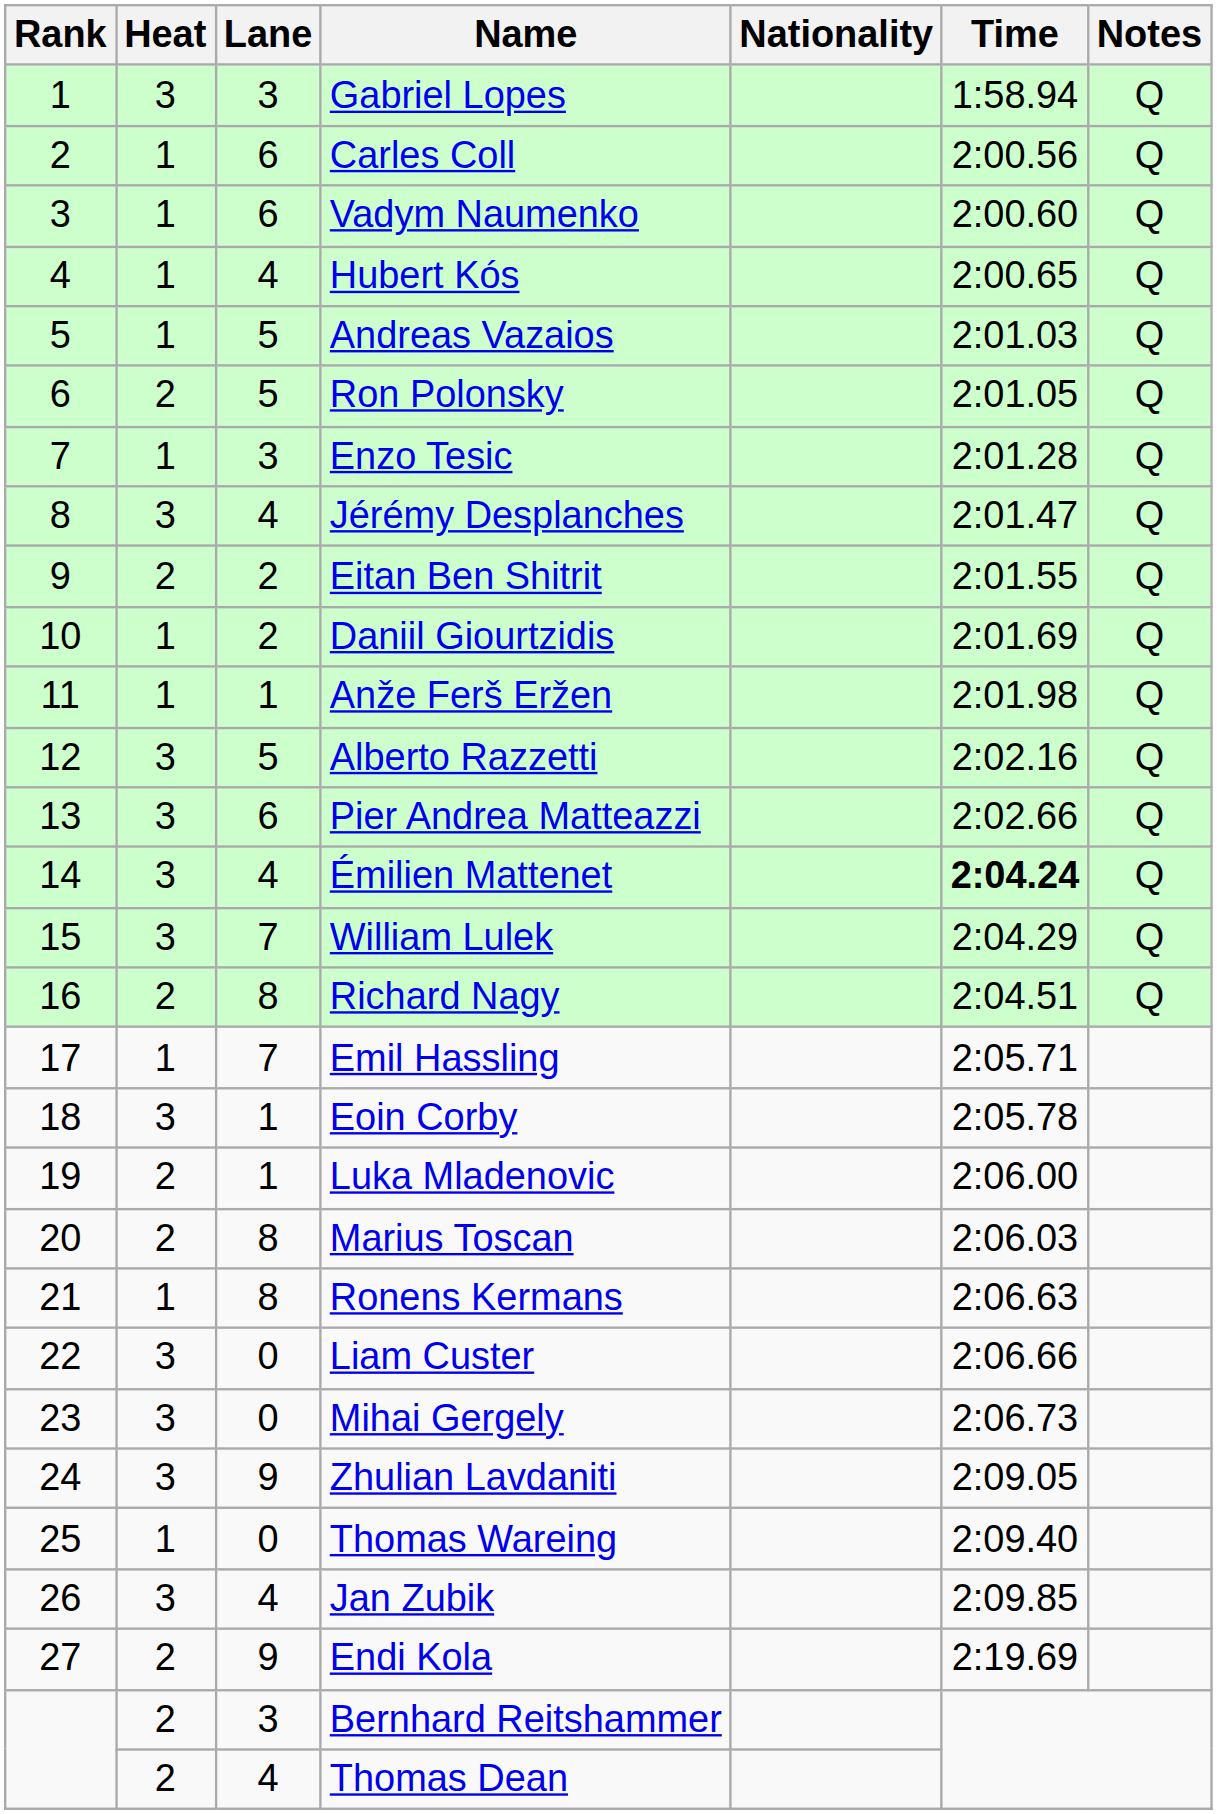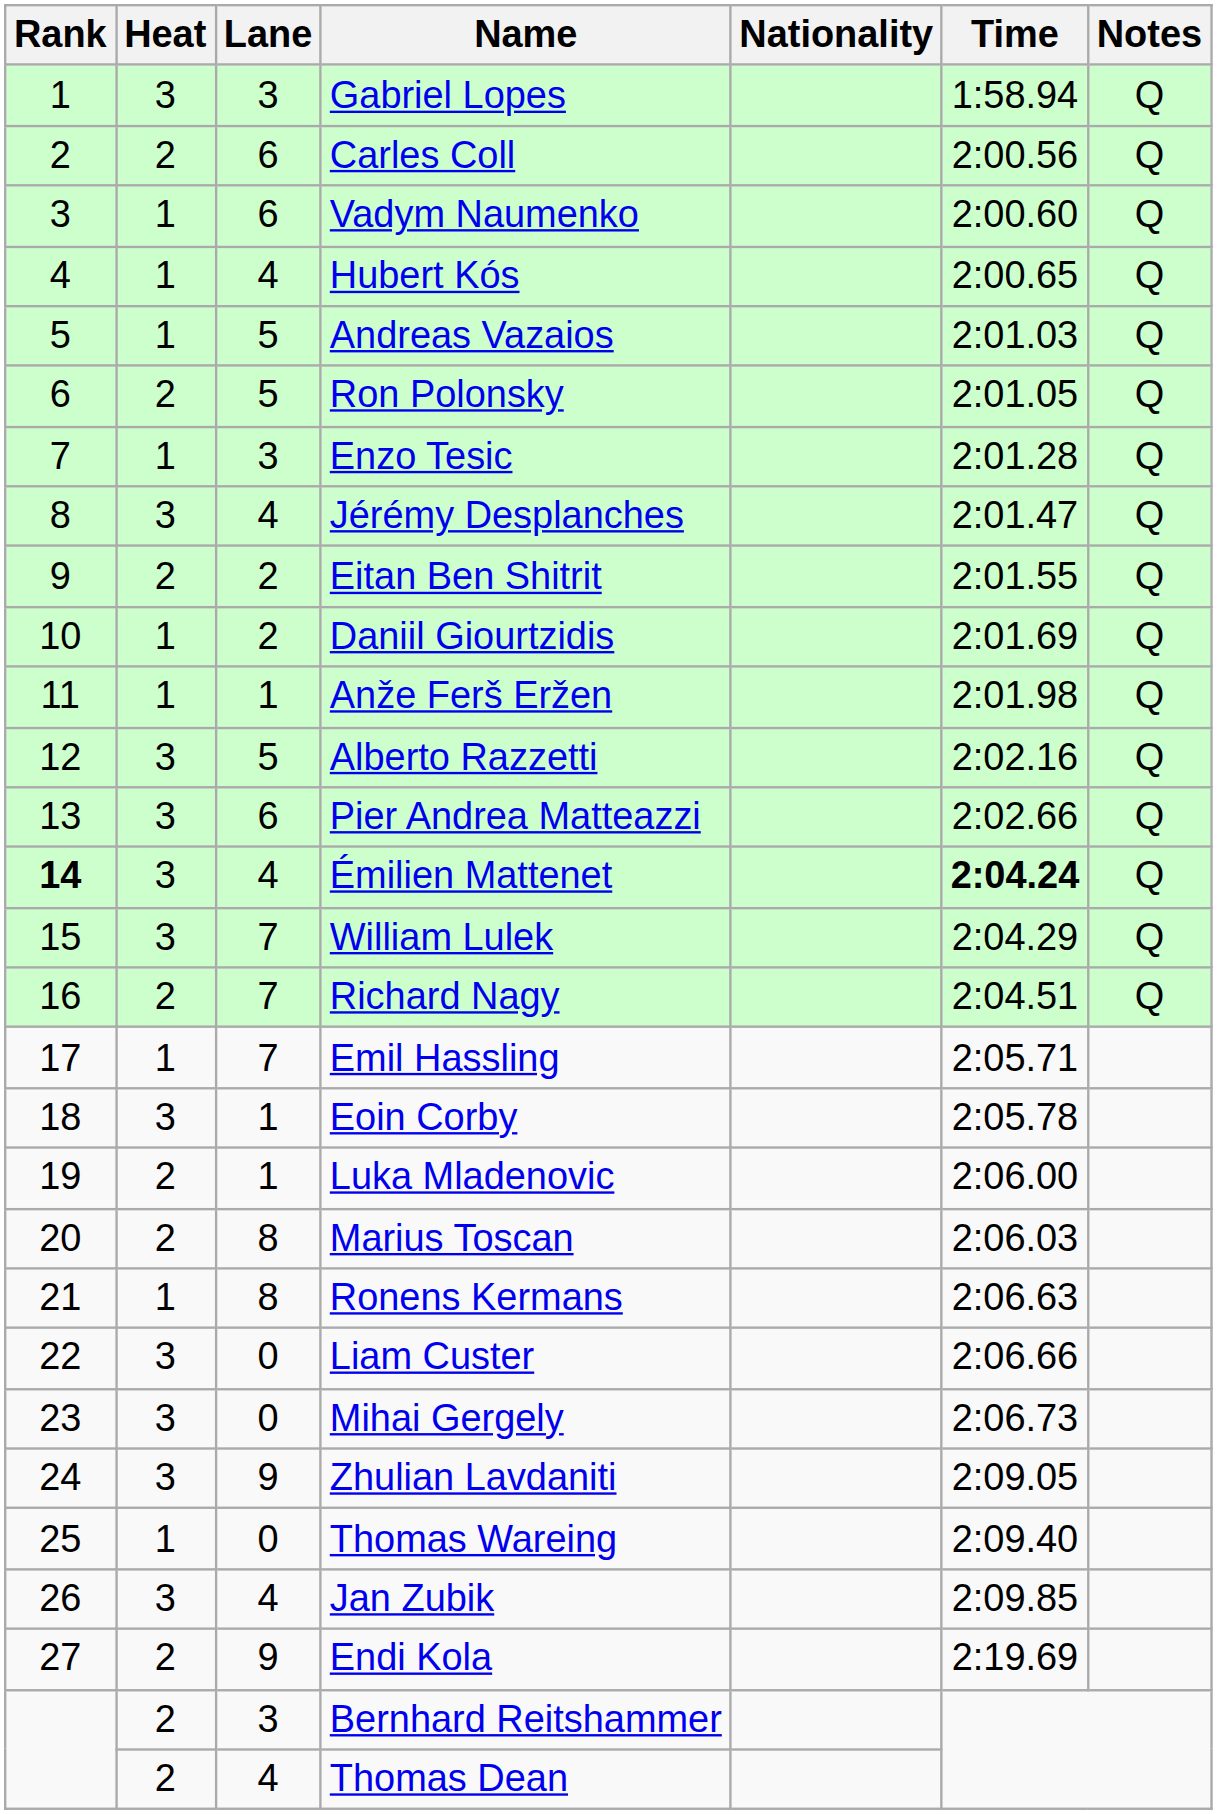(165, 154) 1 -> (165, 154) 2
(60, 876) normal -> (60, 876) bold
(268, 996) 8 -> (268, 996) 7
